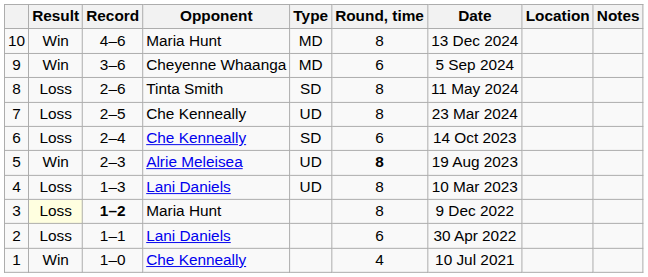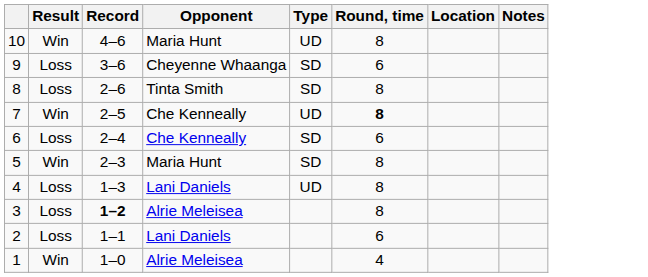- column: (475, 16)
(311, 41) MD -> (311, 41) UD
(56, 65) Win -> (56, 65) Loss
(311, 65) MD -> (311, 65) SD
(56, 114) Loss -> (56, 114) Win
(380, 114) normal -> (380, 114) bold
(194, 162) Alrie Meleisea -> (184, 162) Maria Hunt
(311, 162) UD -> (311, 162) SD
(380, 162) bold -> (380, 162) normal
(56, 211) lightyellow background -> (56, 211) no background
(184, 211) Maria Hunt -> (194, 211) Alrie Meleisea
(196, 260) Che Kenneally -> (194, 260) Alrie Meleisea
